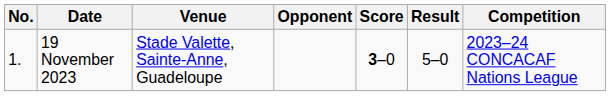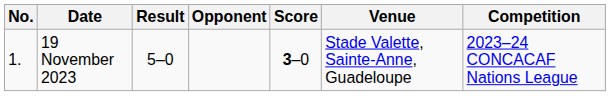columns swapped: (203, 17) <-> (435, 17)
